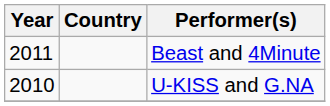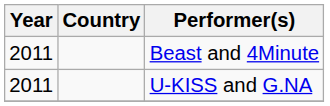(32, 85) 2010 -> (31, 85) 2011
